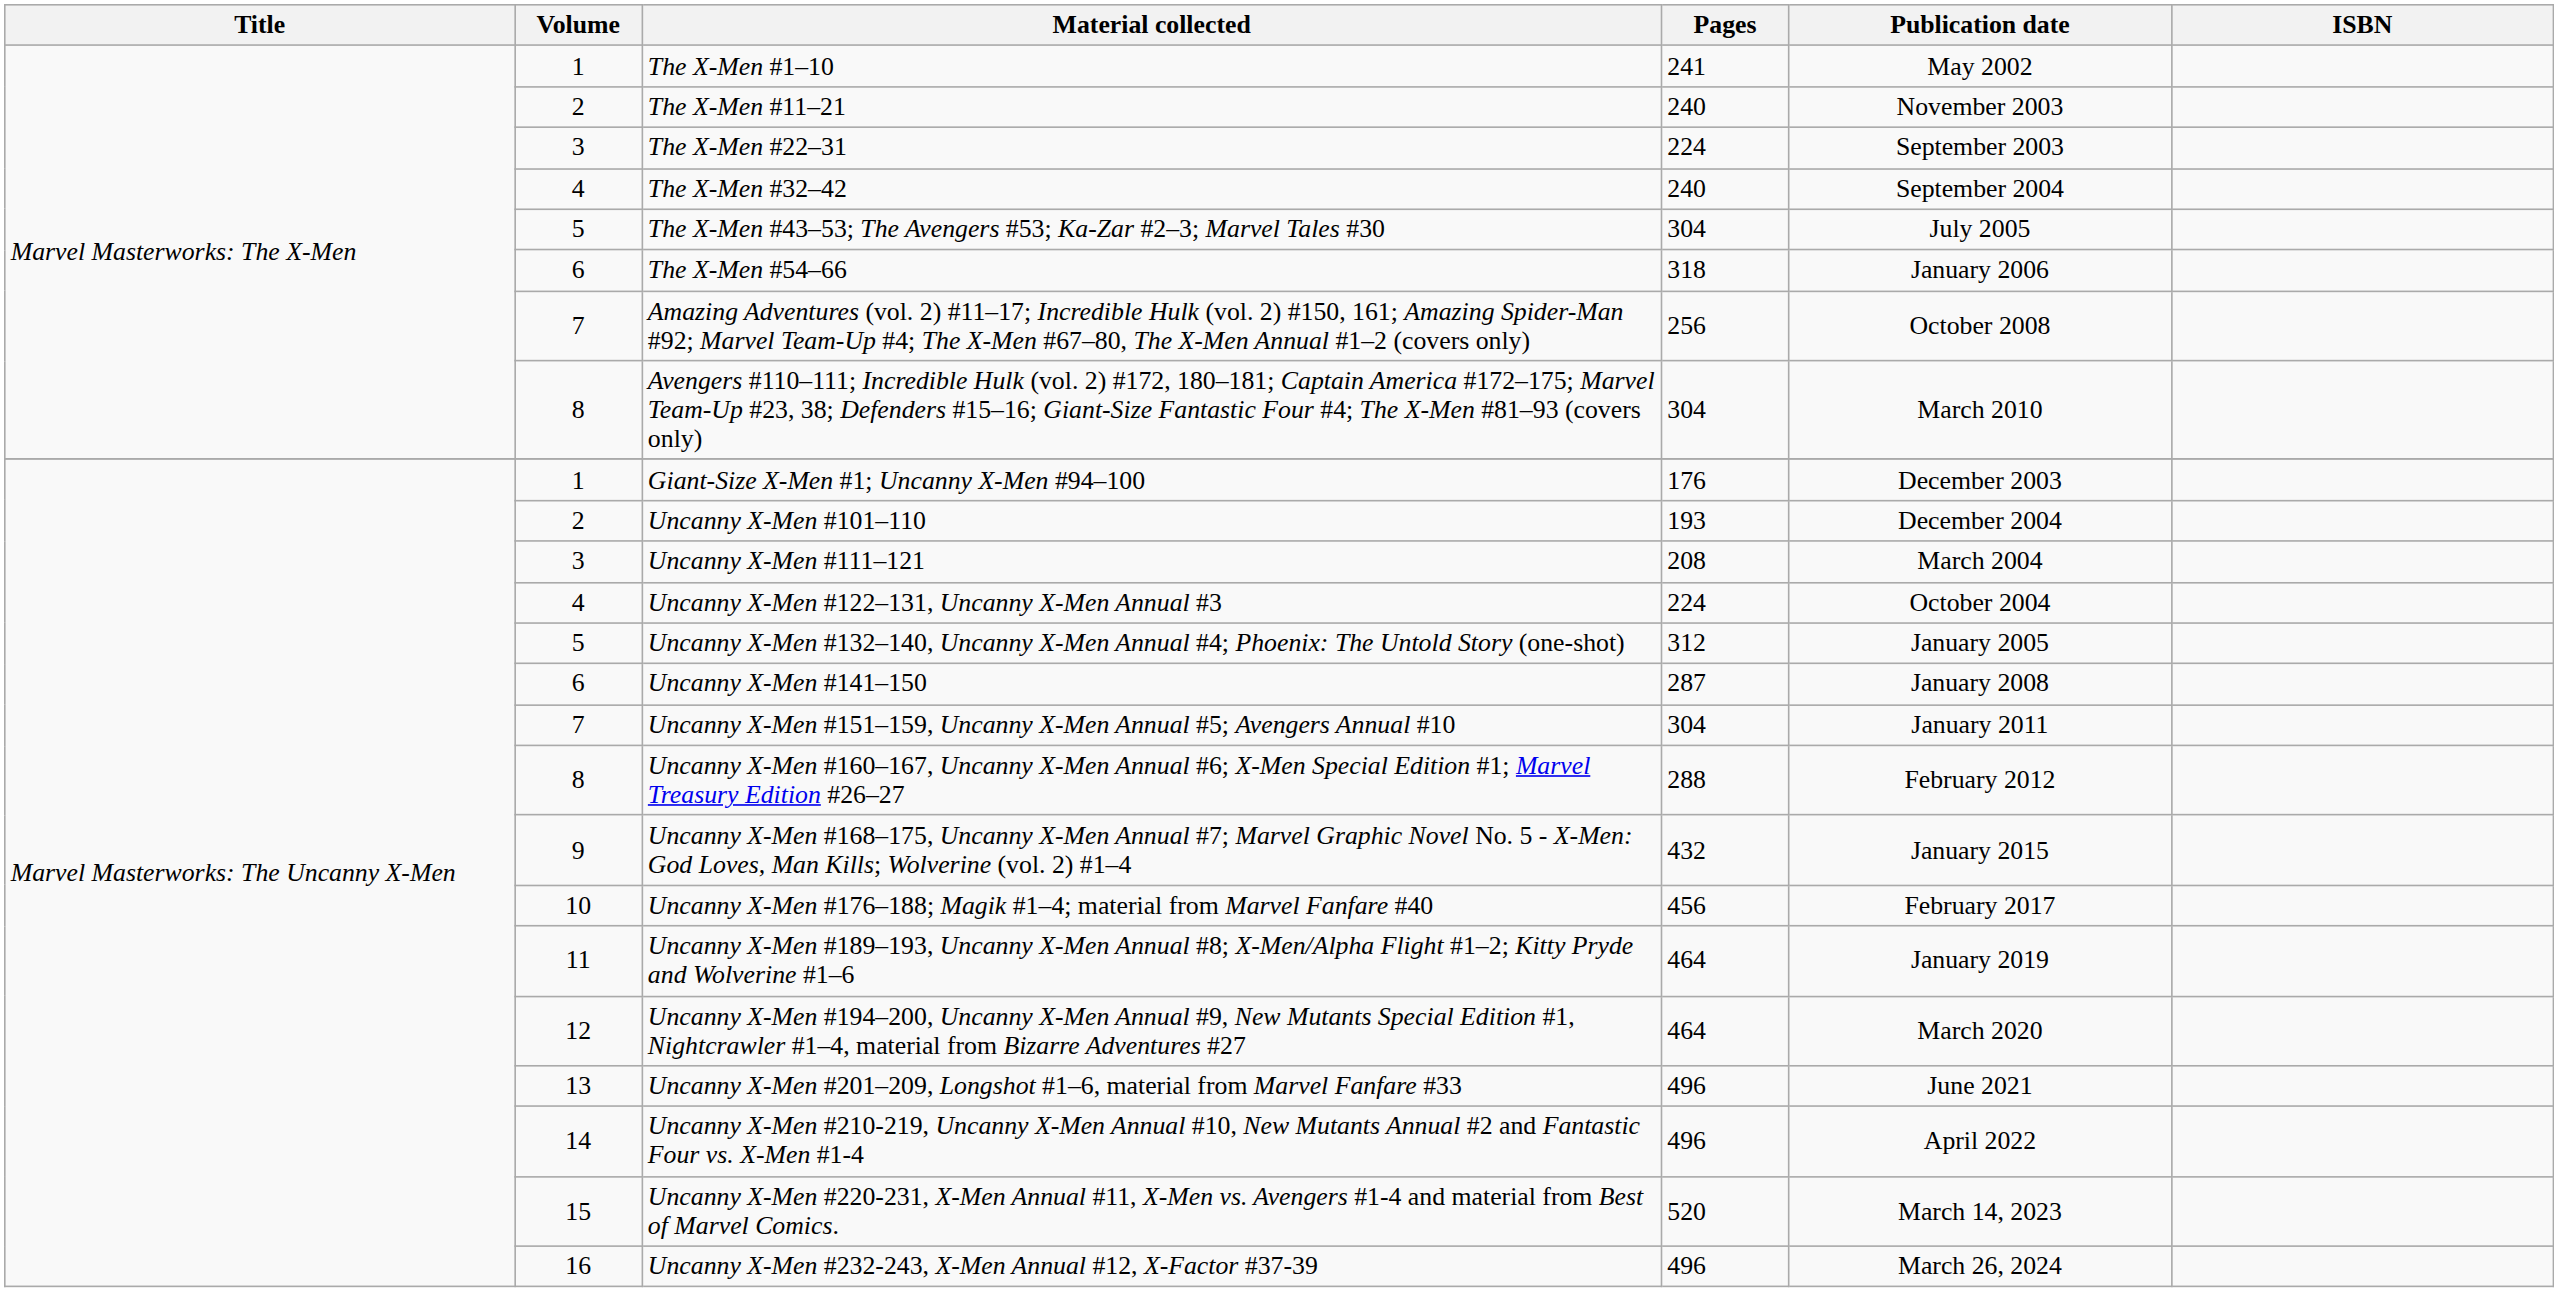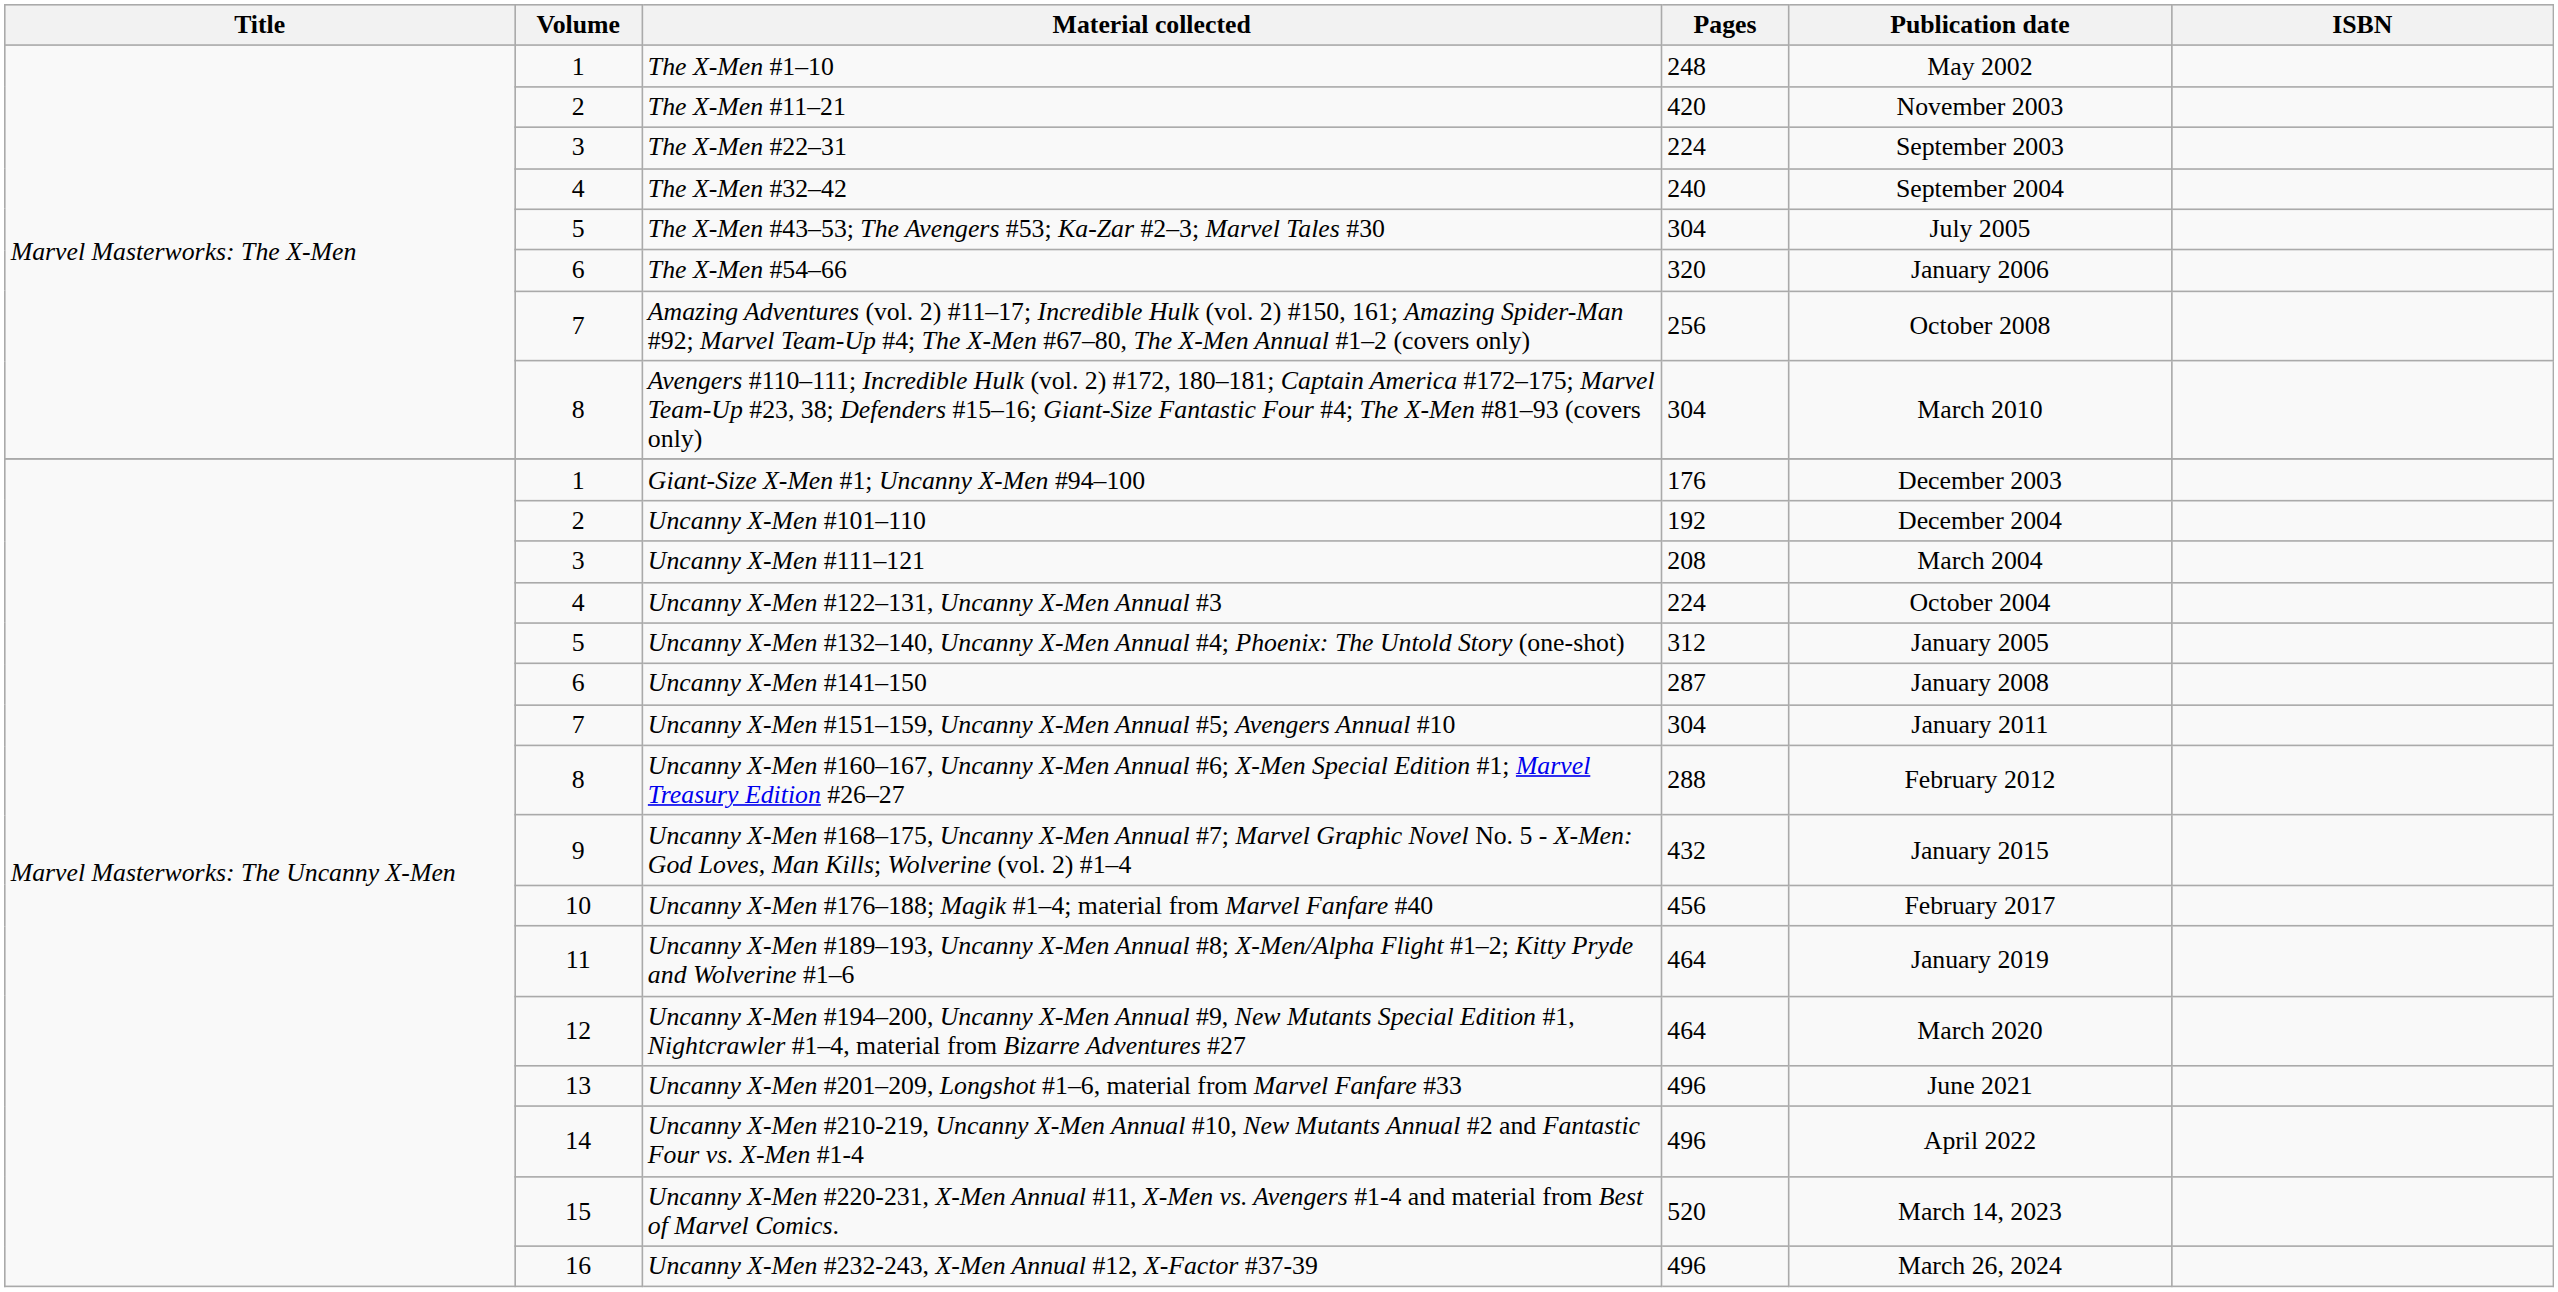(1687, 65) 241 -> (1687, 65) 248
(1687, 106) 240 -> (1687, 106) 420
(1687, 270) 318 -> (1687, 270) 320
(1687, 520) 193 -> (1687, 520) 192
